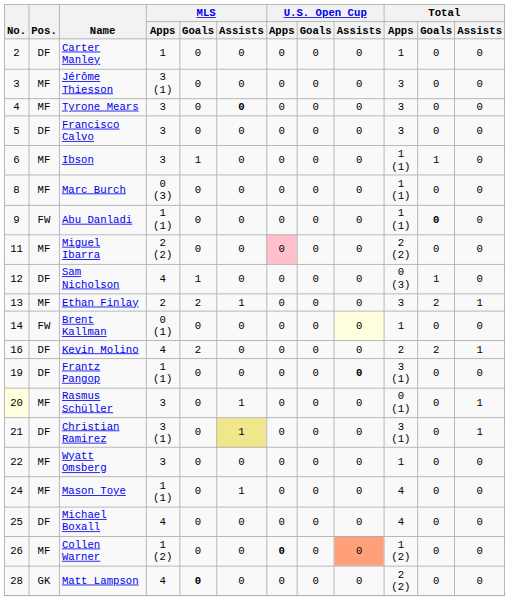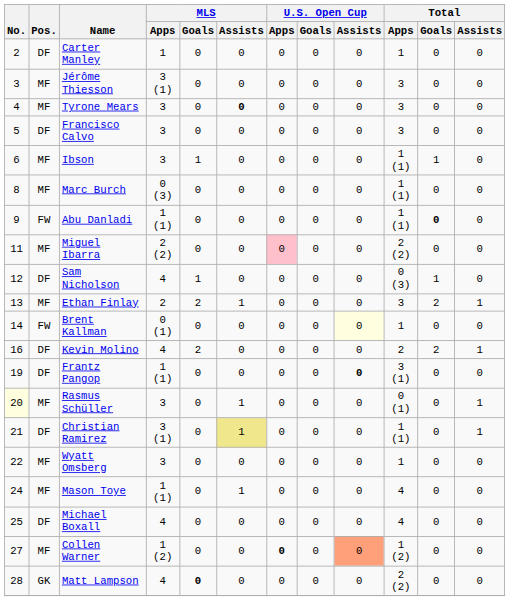(401, 433) 3 (1) -> (401, 433) 1 (1)
(17, 551) 26 -> (17, 551) 27
